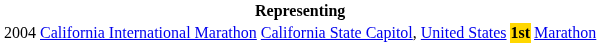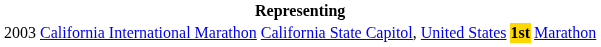(20, 32) 2004 -> (20, 32) 2003
